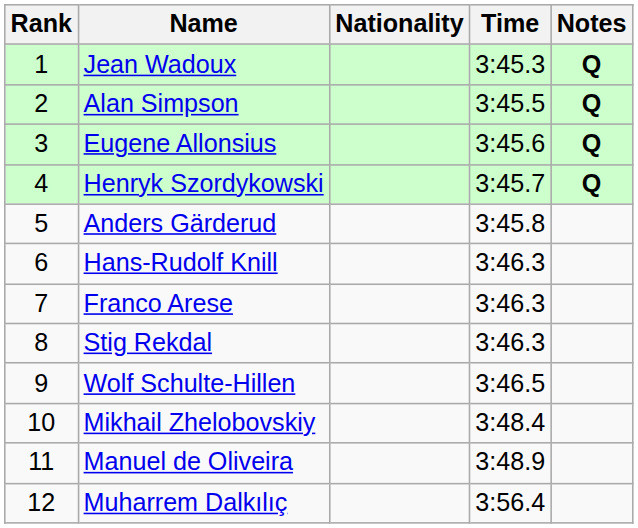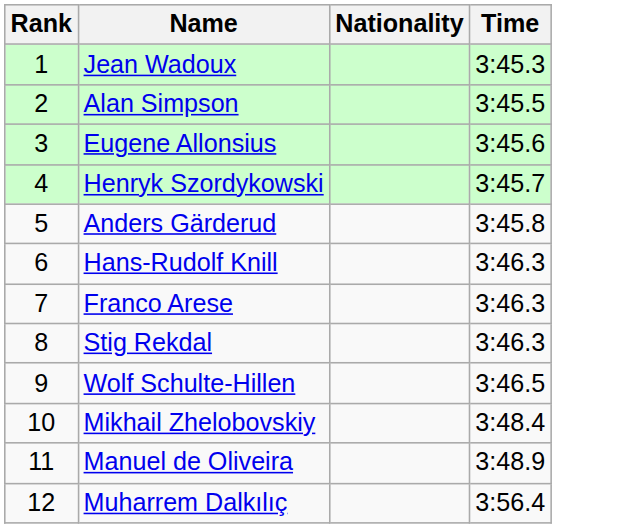- column: (592, 24)
